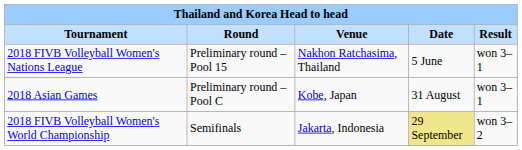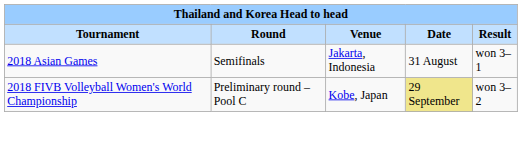- row: (83, 61)
(238, 95) Preliminary round – Pool C -> (239, 61) Semifinals
(327, 95) Kobe, Japan -> (352, 61) Jakarta, Indonesia
(216, 128) Semifinals -> (262, 95) Preliminary round – Pool C
(341, 128) Jakarta, Indonesia -> (358, 95) Kobe, Japan
